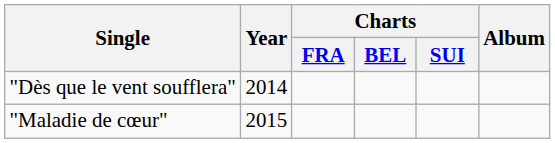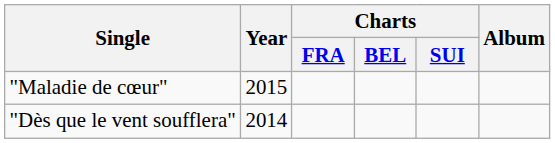rows swapped: (123, 87) <-> (88, 120)
